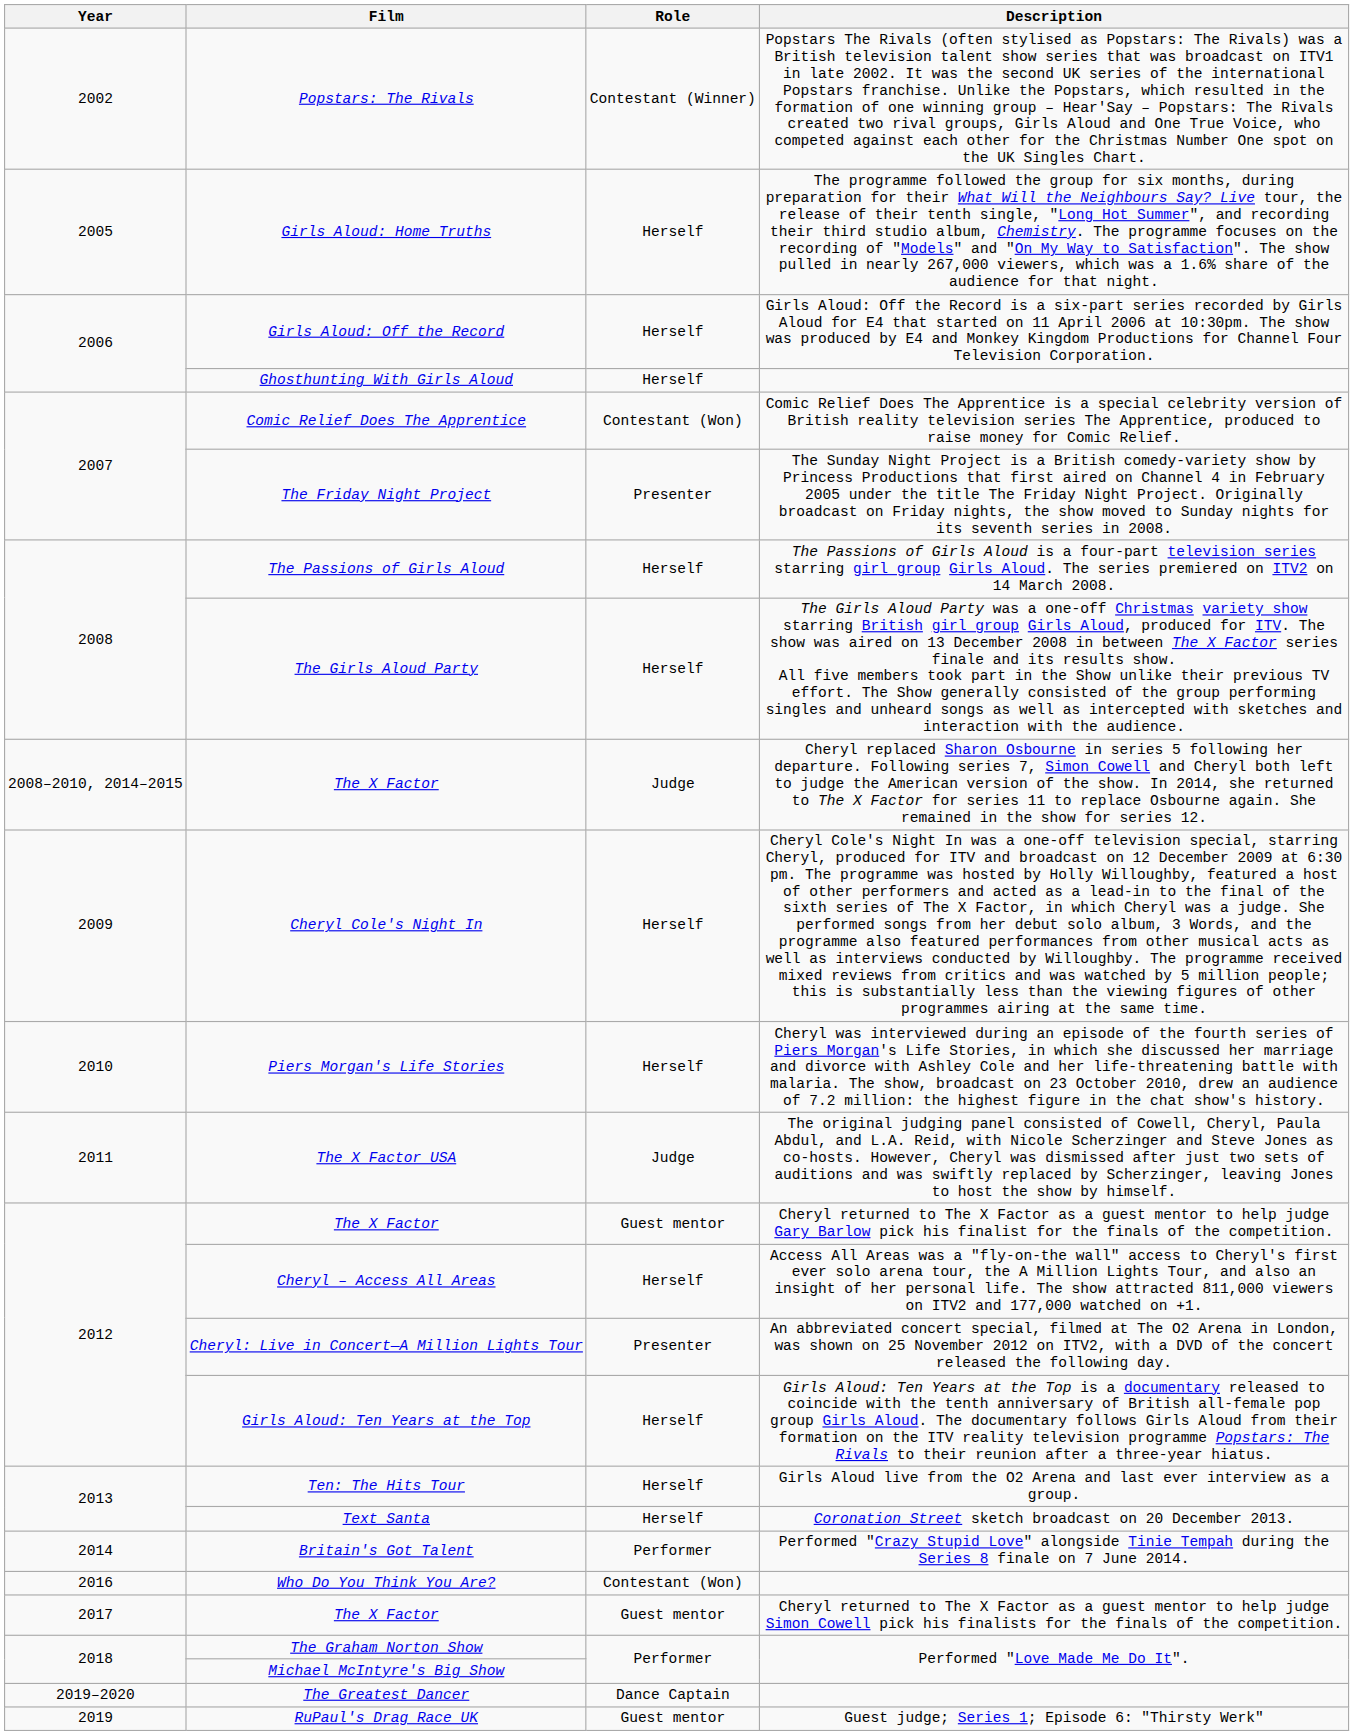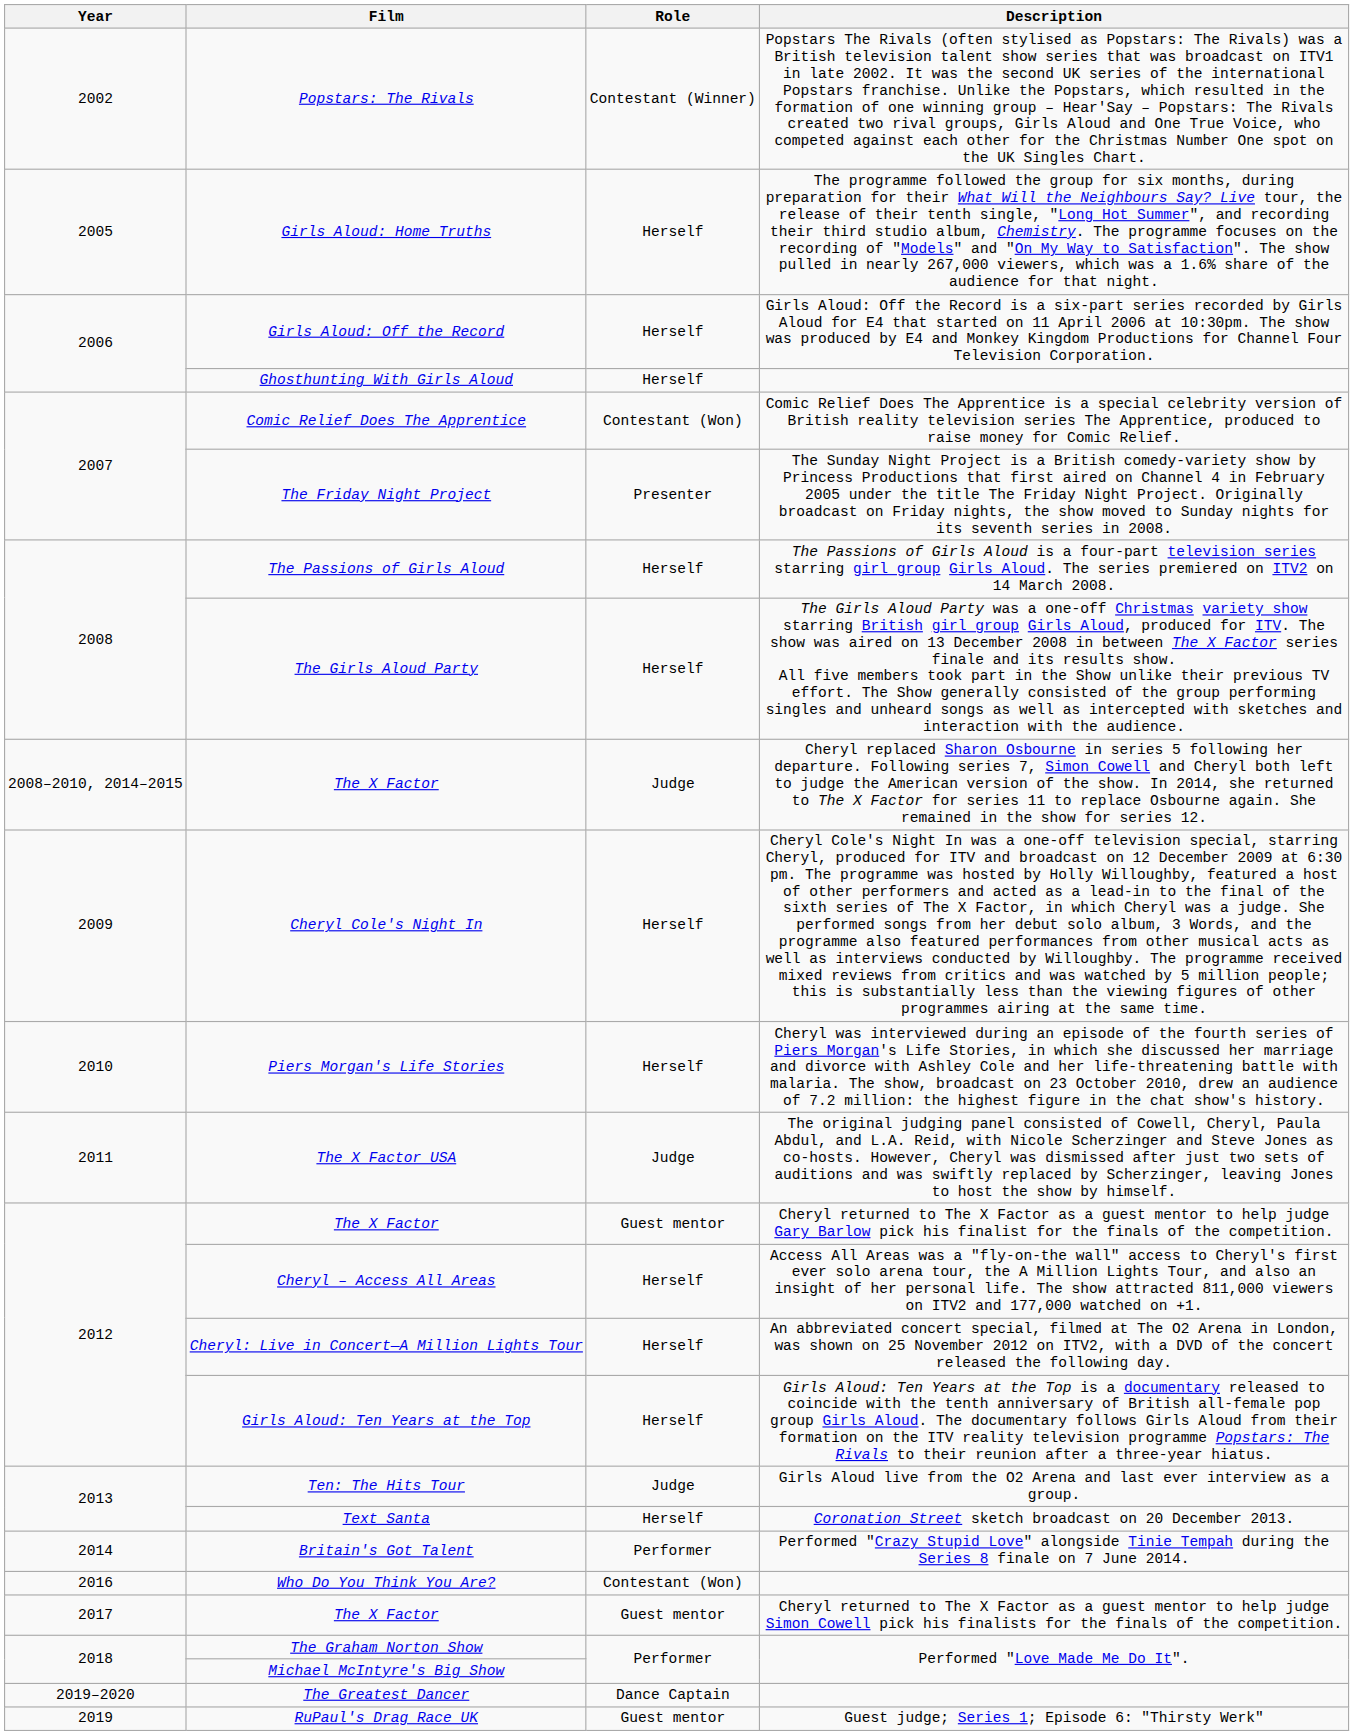(673, 1347) Presenter -> (673, 1347) Herself
(673, 1487) Herself -> (673, 1487) Judge
